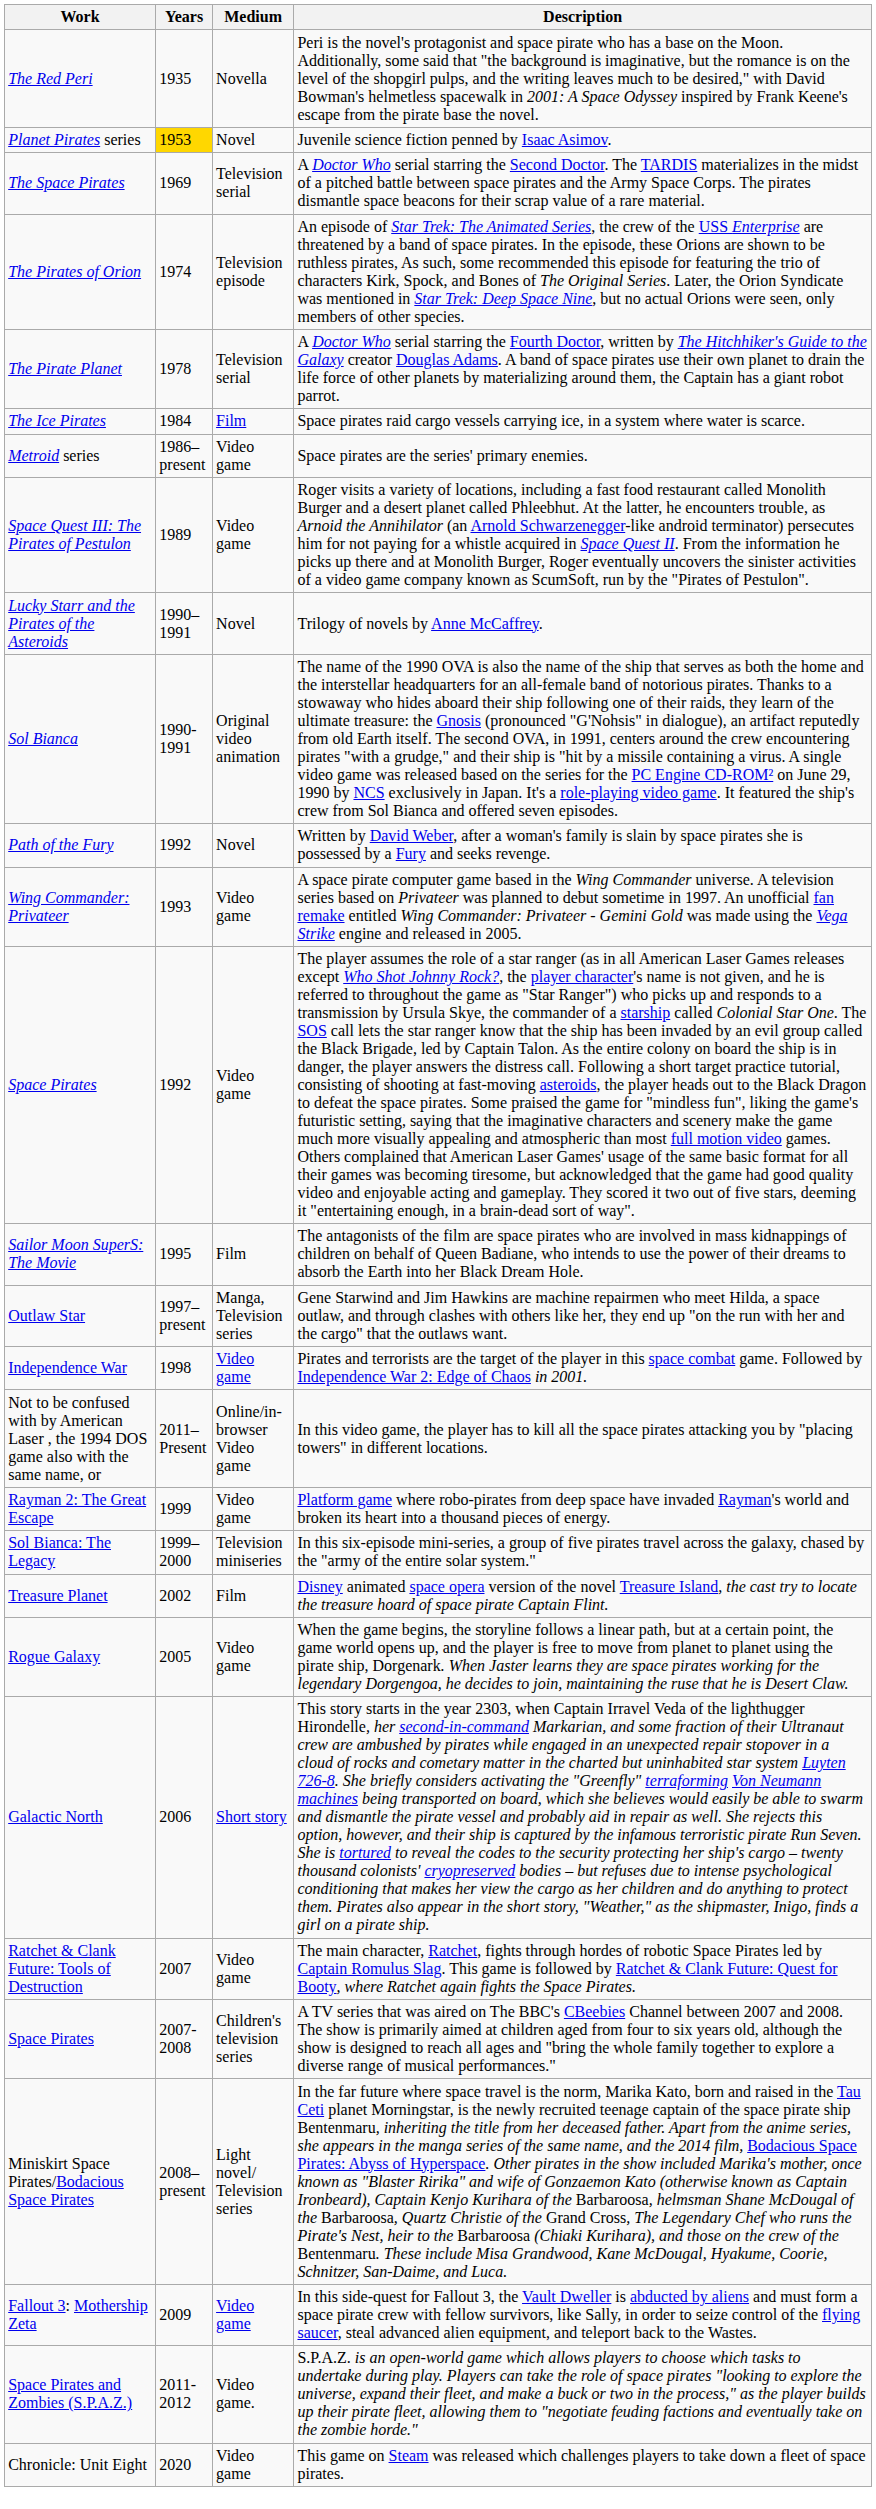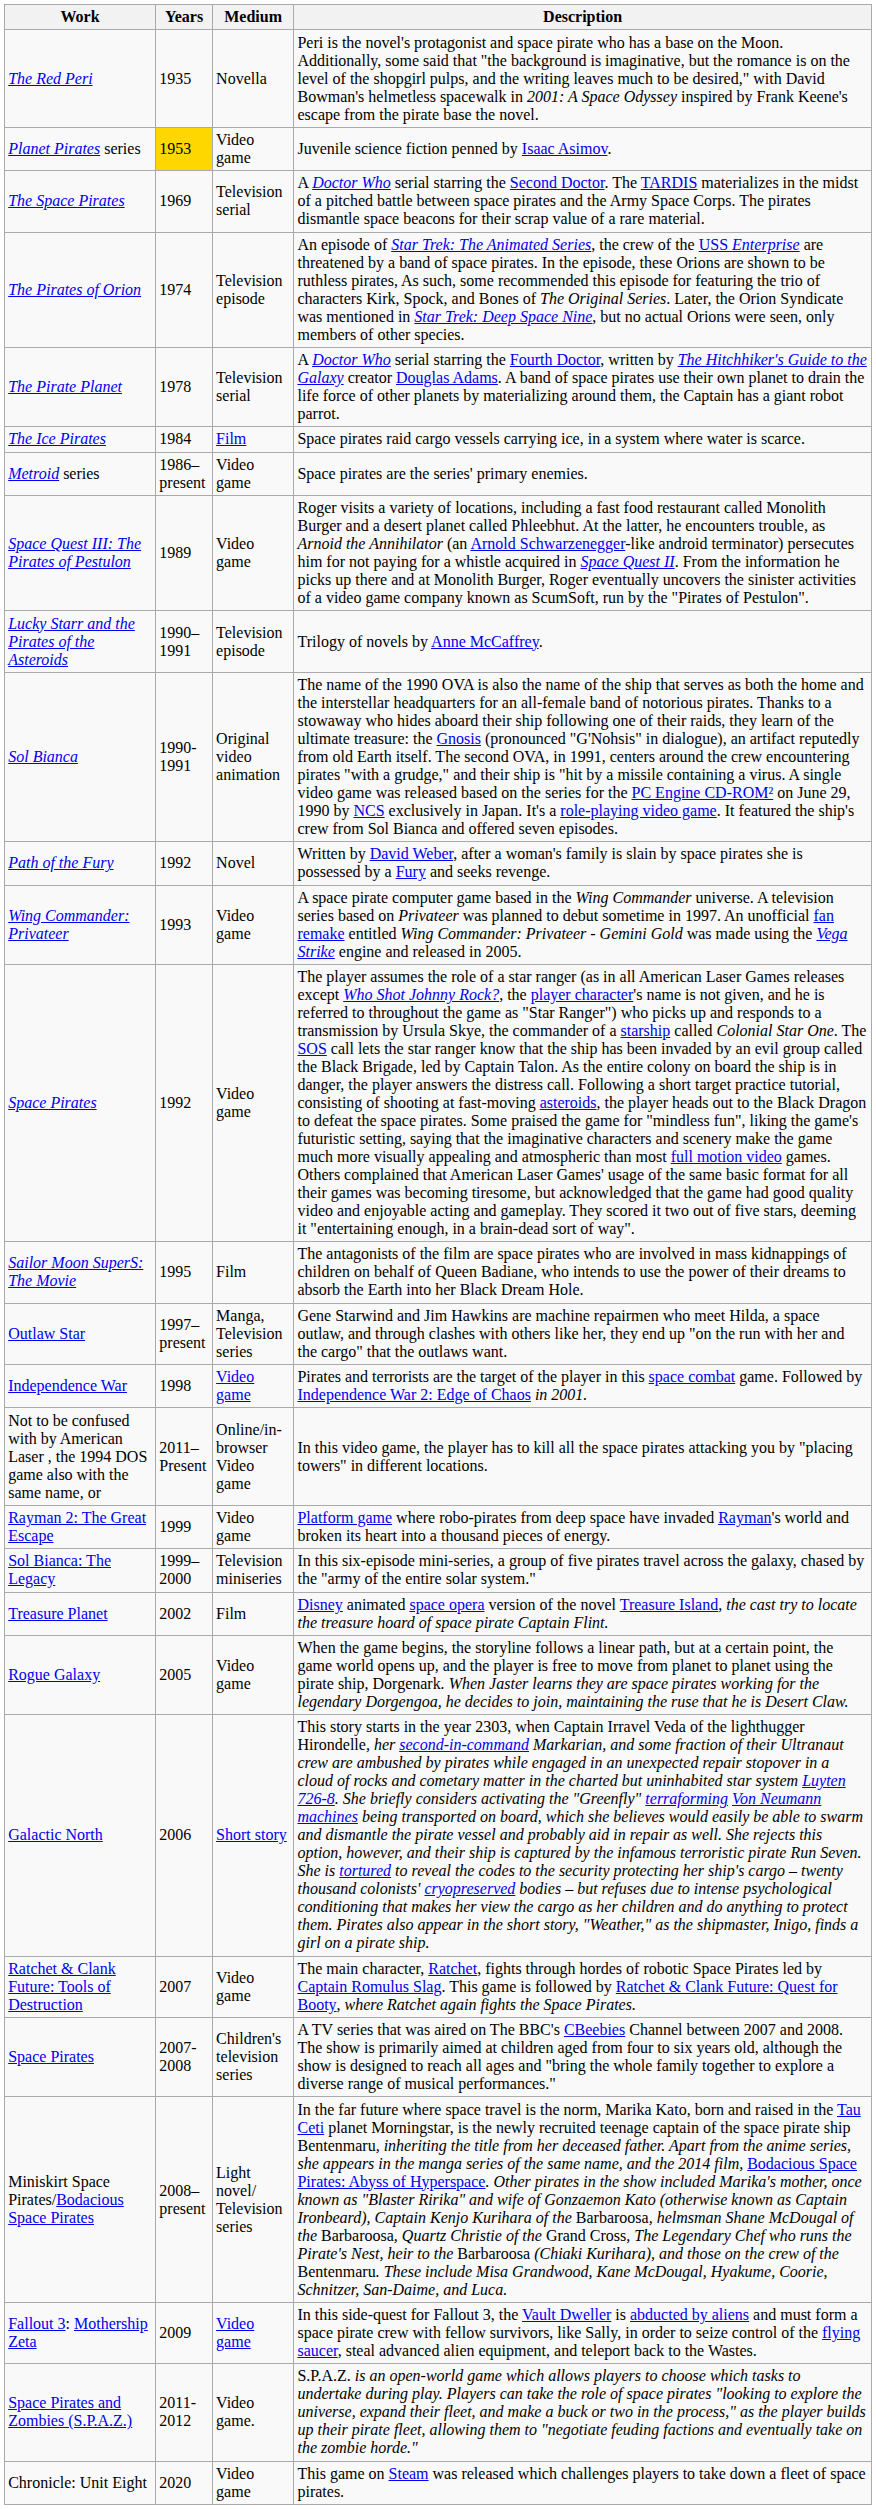(236, 139) Novel -> (235, 148) Video game
(236, 623) Novel -> (249, 641) Television episode
